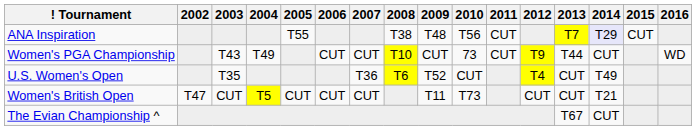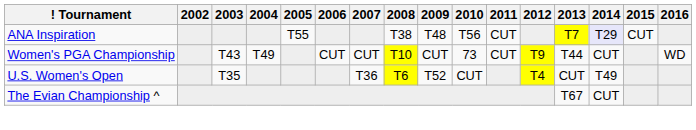- row: (71, 96)
